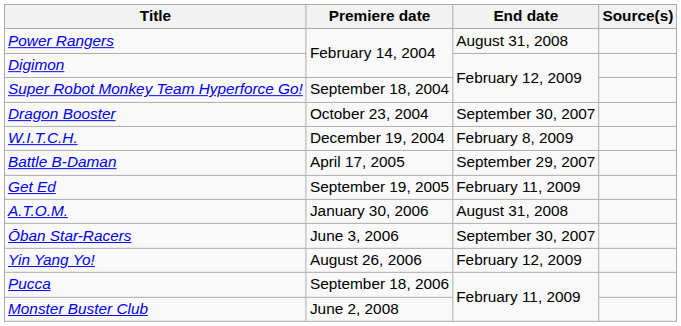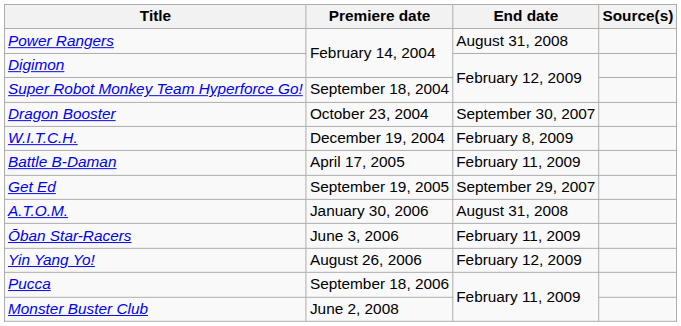(526, 162) September 29, 2007 -> (518, 162) February 11, 2009
(518, 187) February 11, 2009 -> (526, 187) September 29, 2007
(526, 235) September 30, 2007 -> (518, 235) February 11, 2009
